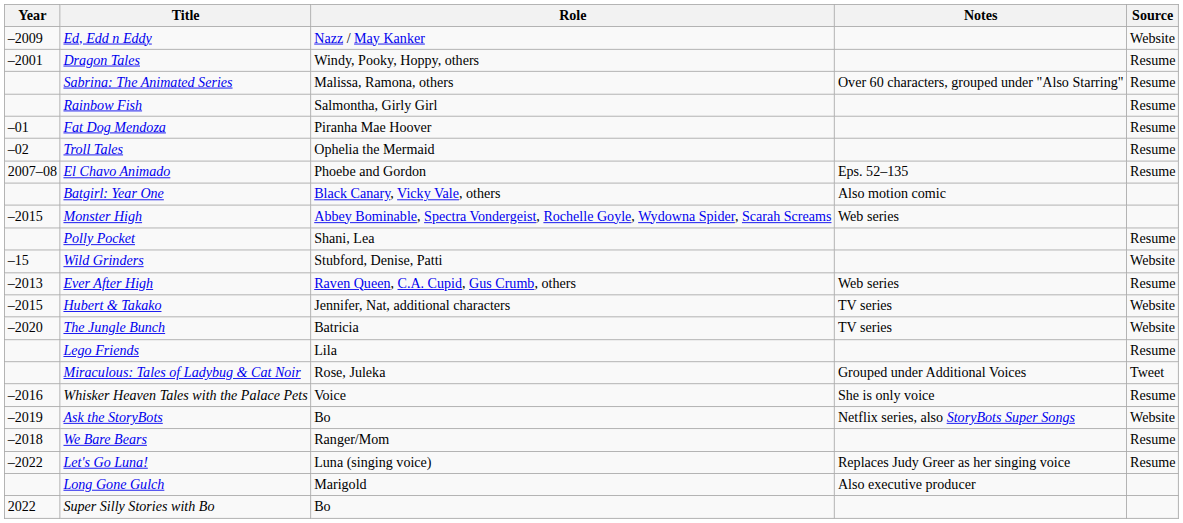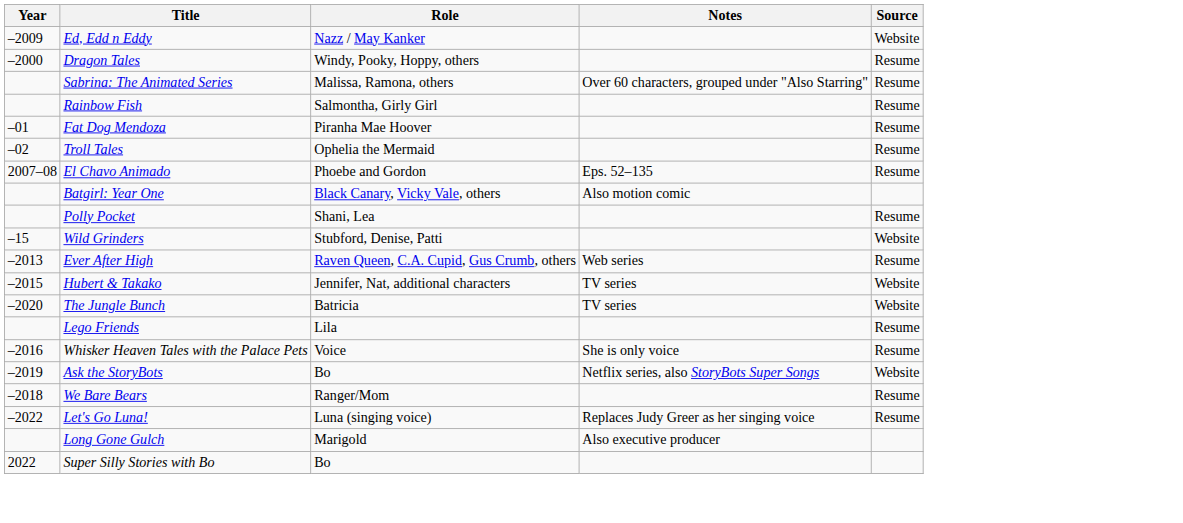(25, 60) –2001 -> (25, 60) –2000
- row: (103, 216)
- row: (182, 372)
